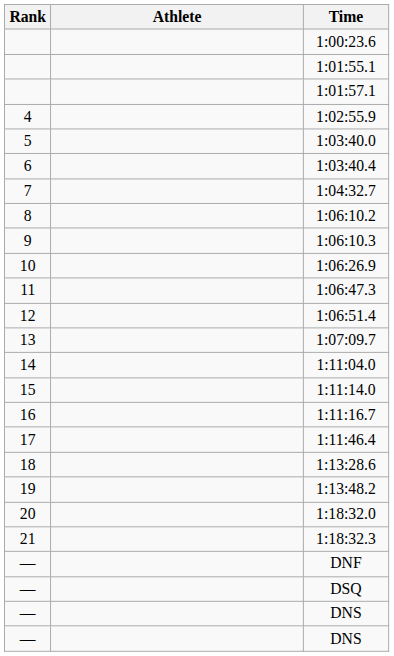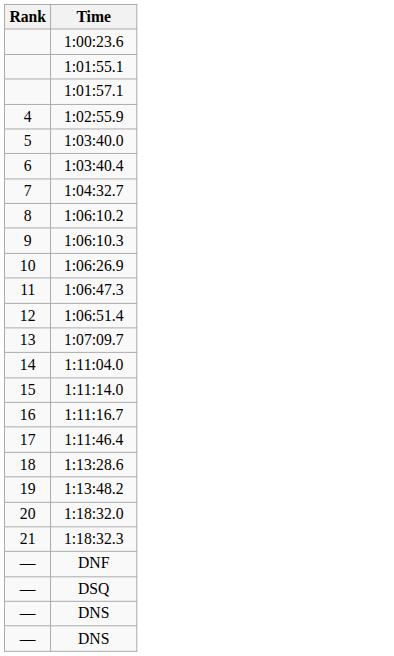- column: (177, 16)
